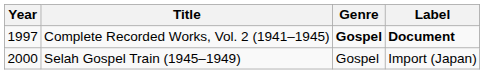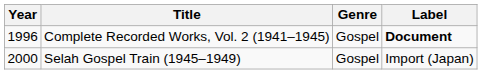(23, 36) 1997 -> (23, 36) 1996
(359, 36) bold -> (357, 36) normal
